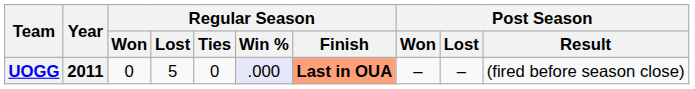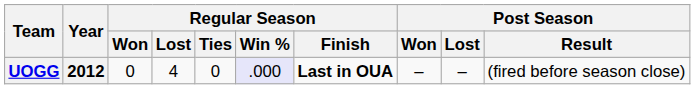(85, 71) 2011 -> (86, 71) 2012
(173, 71) 5 -> (173, 71) 4
(344, 71) lightsalmon background -> (345, 71) no background
